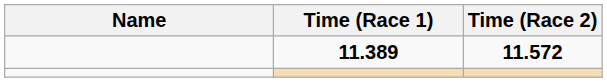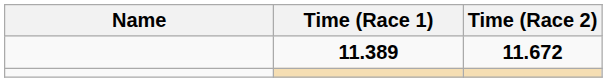(533, 52) 11.572 -> (533, 52) 11.672
